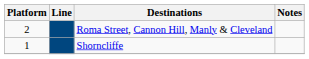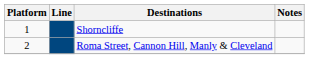rows swapped: (100, 45) <-> (175, 29)
